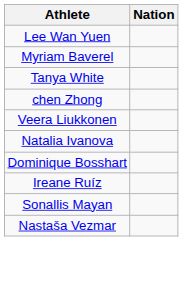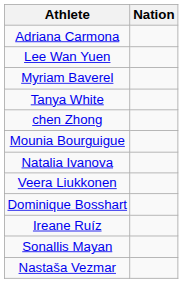+ row: (67, 36)
+ row: (67, 141)
rows swapped: (67, 141) <-> (67, 120)
